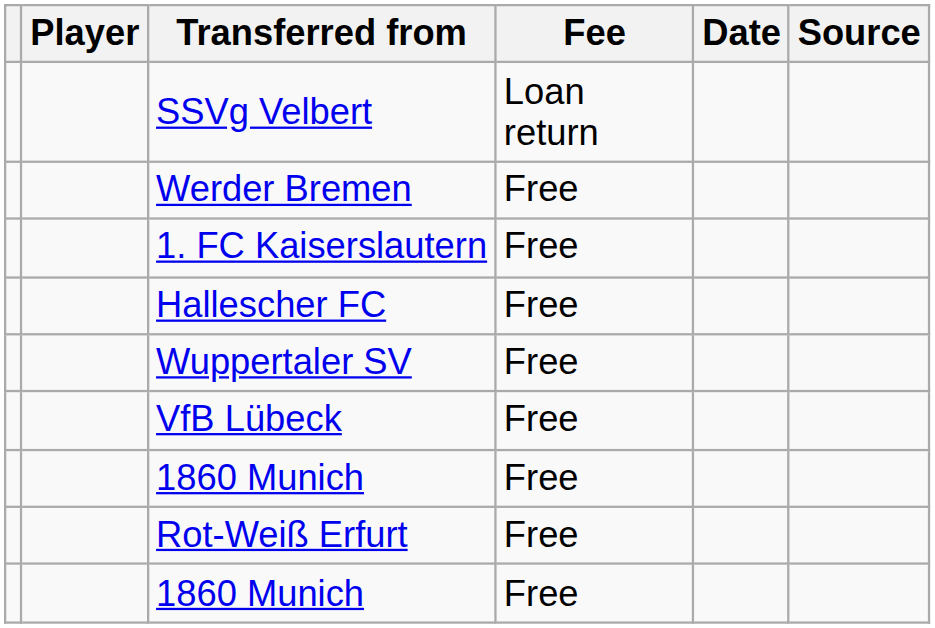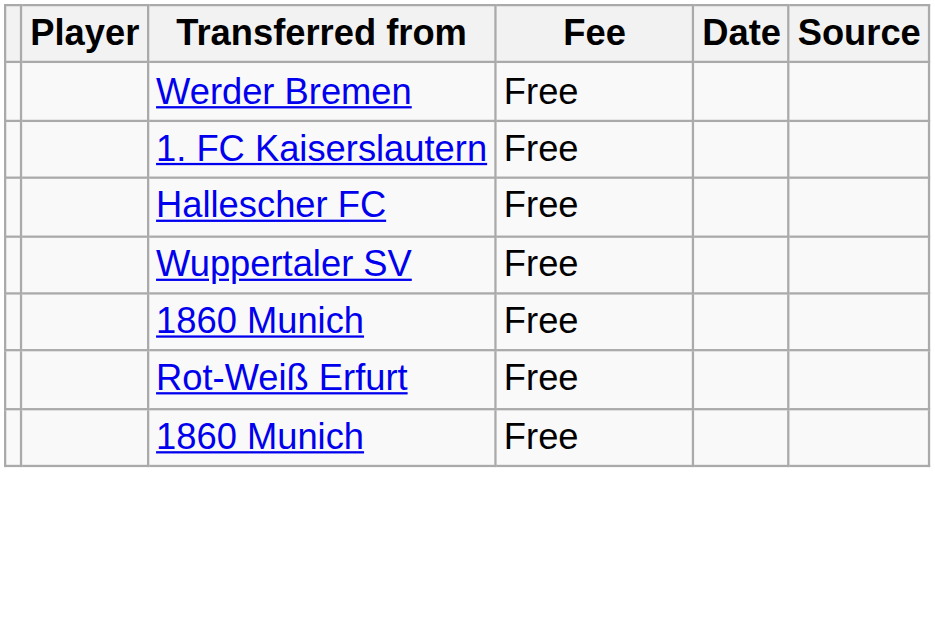- row: (264, 111)
- row: (249, 419)
